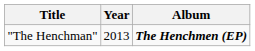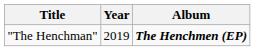(116, 35) 2013 -> (116, 35) 2019
